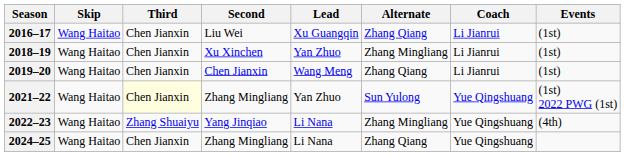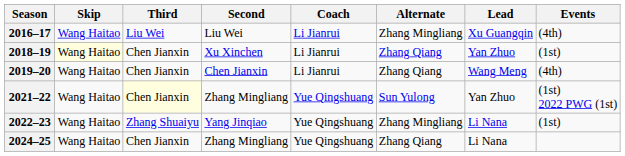columns swapped: (326, 14) <-> (493, 14)
(157, 33) Chen Jianxin -> (145, 33) Liu Wei
(396, 33) Zhang Qiang -> (421, 33) Zhang Mingliang
(550, 33) (1st) -> (550, 33) (4th)
(89, 52) no background -> (89, 52) lightyellow background
(406, 52) Zhang Mingliang -> (410, 52) Zhang Qiang
(550, 71) (1st) -> (550, 71) (4th)
(550, 122) (4th) -> (550, 122) (1st)
